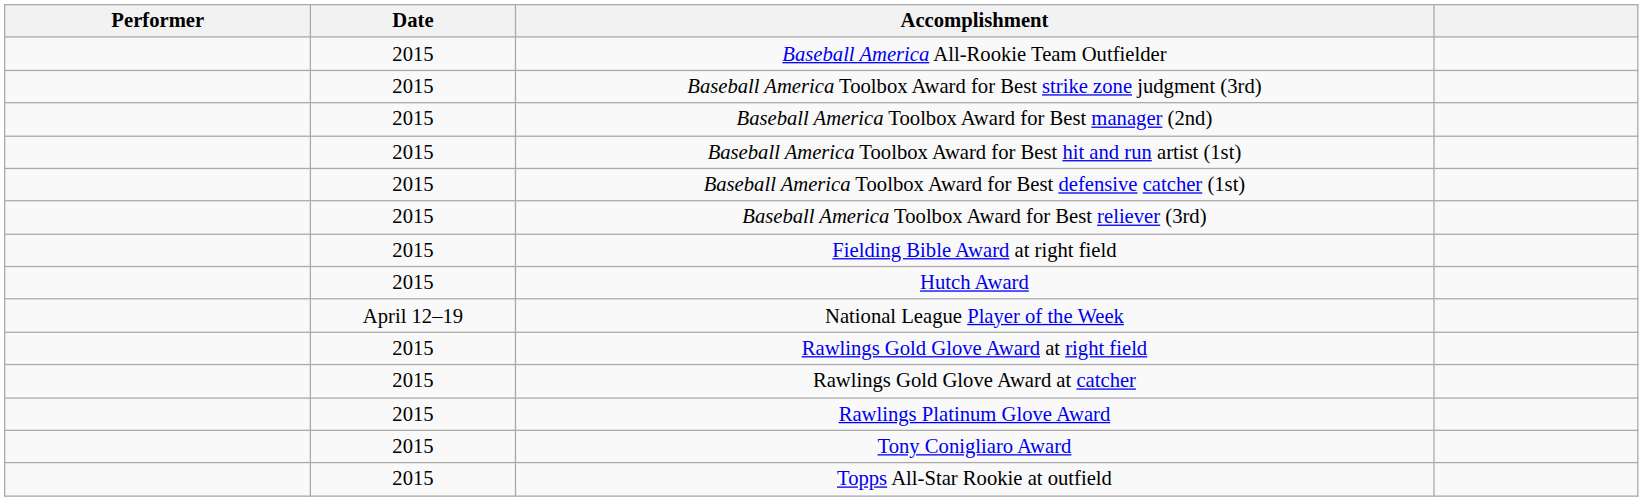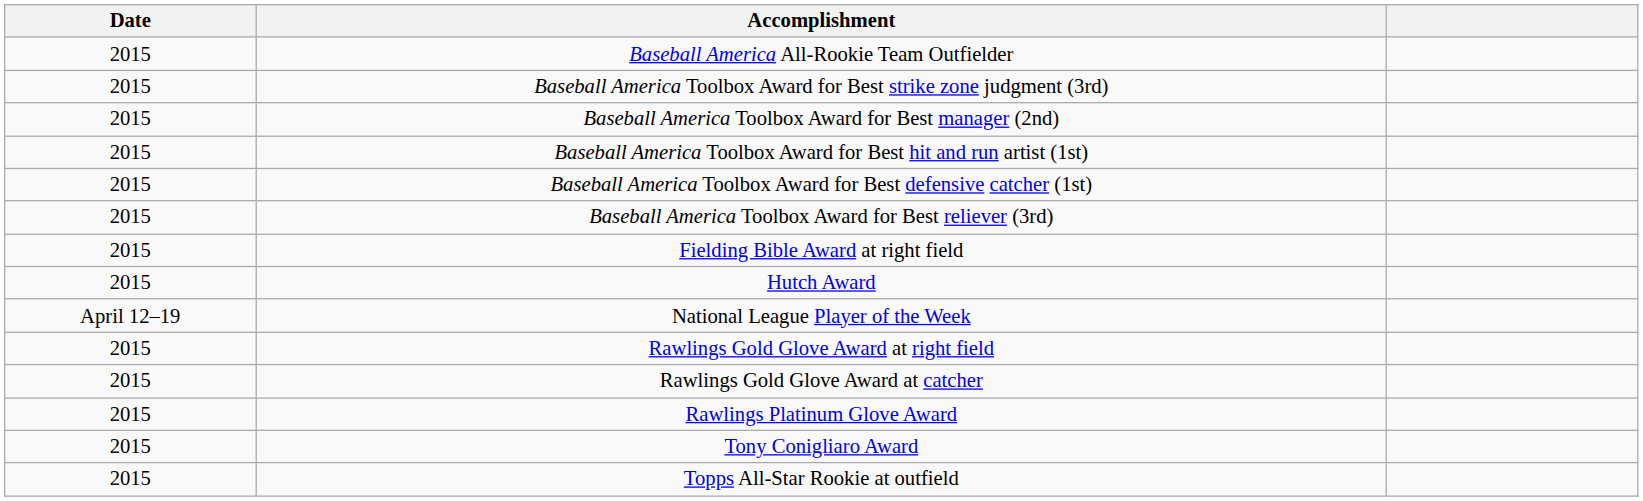- column: (158, 20)
